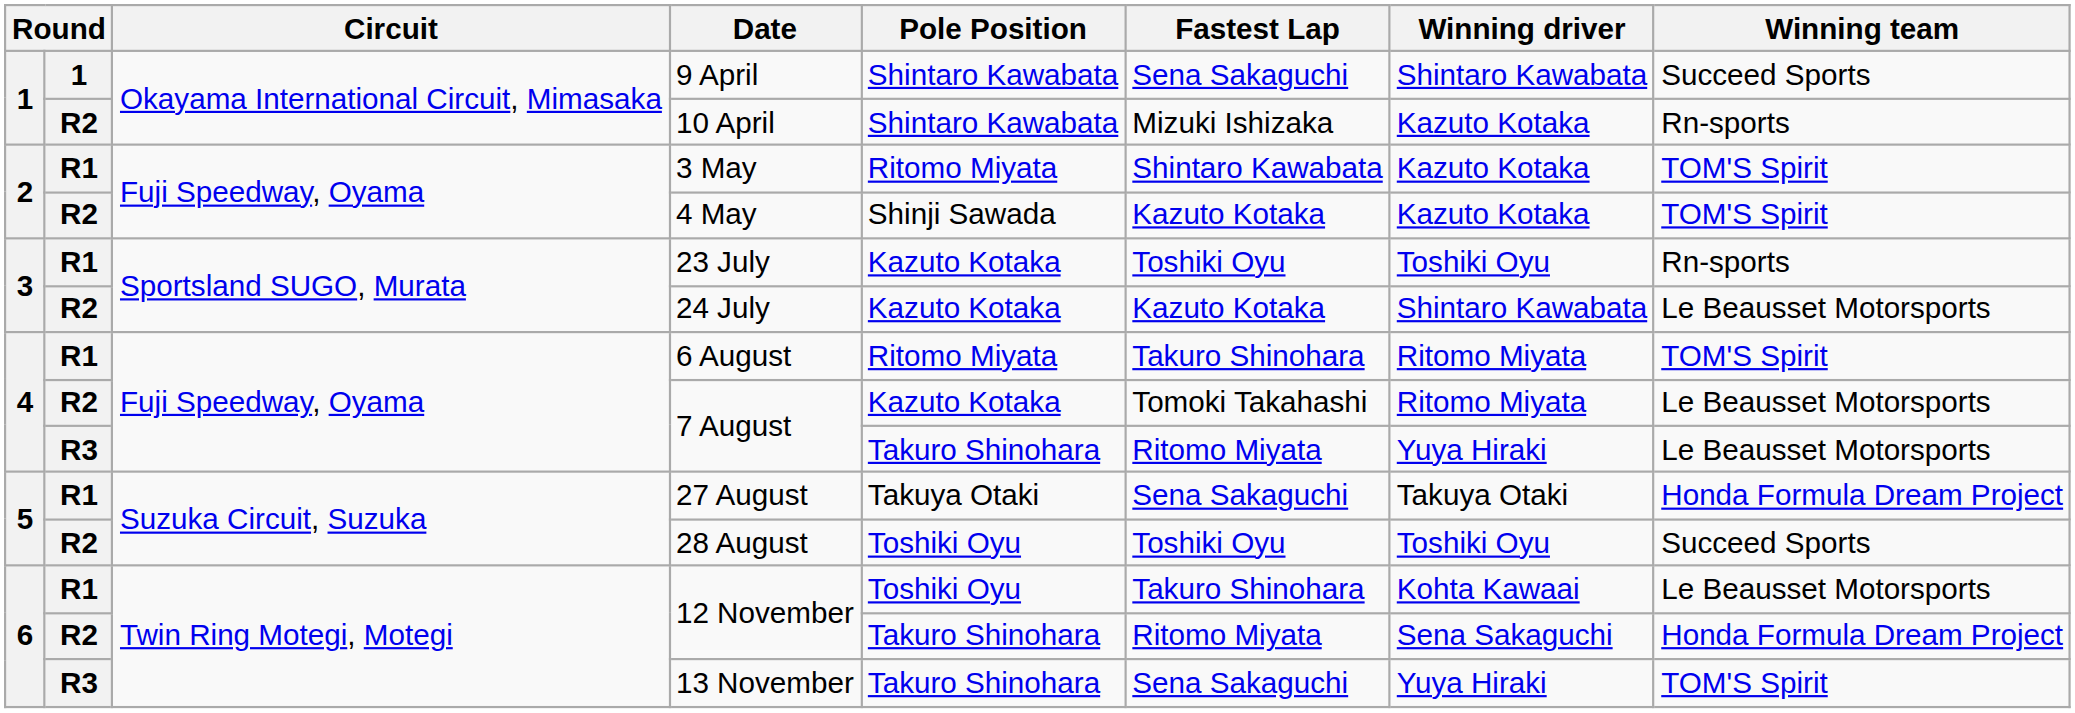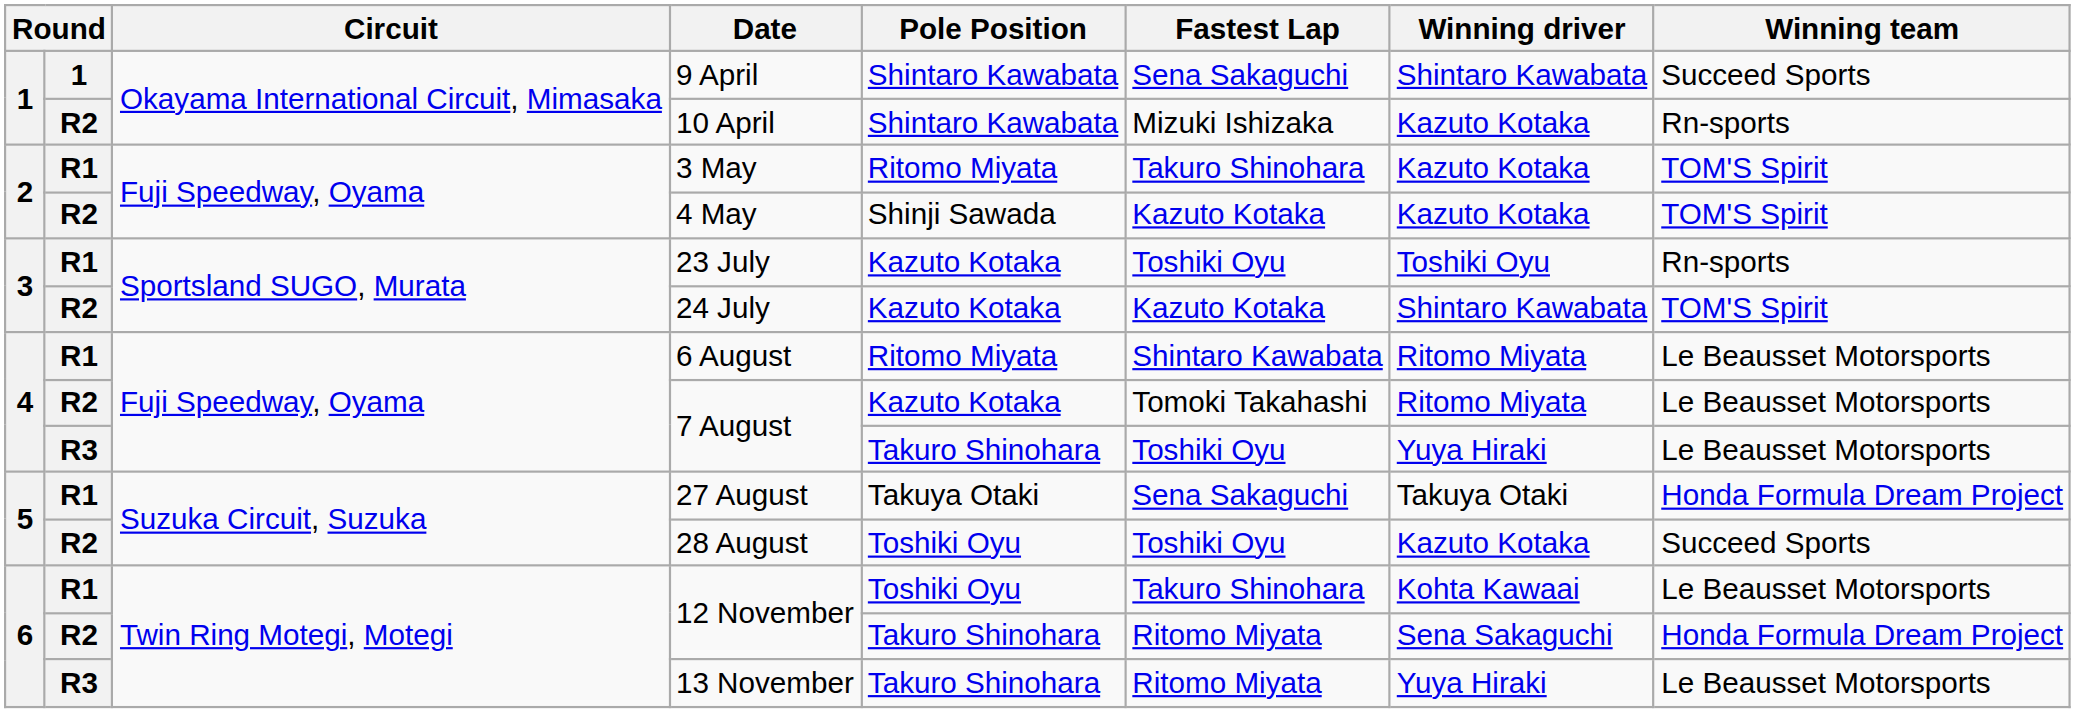(1258, 168) Shintaro Kawabata -> (1248, 168) Takuro Shinohara
(1826, 308) Le Beausset Motorsports -> (1744, 308) TOM'S Spirit
(1248, 355) Takuro Shinohara -> (1258, 355) Shintaro Kawabata
(1744, 355) TOM'S Spirit -> (1826, 355) Le Beausset Motorsports
(1227, 449) Ritomo Miyata -> (1209, 449) Toshiki Oyu
(1473, 542) Toshiki Oyu -> (1493, 542) Kazuto Kotaka
(1240, 682) Sena Sakaguchi -> (1227, 682) Ritomo Miyata
(1744, 682) TOM'S Spirit -> (1826, 682) Le Beausset Motorsports
